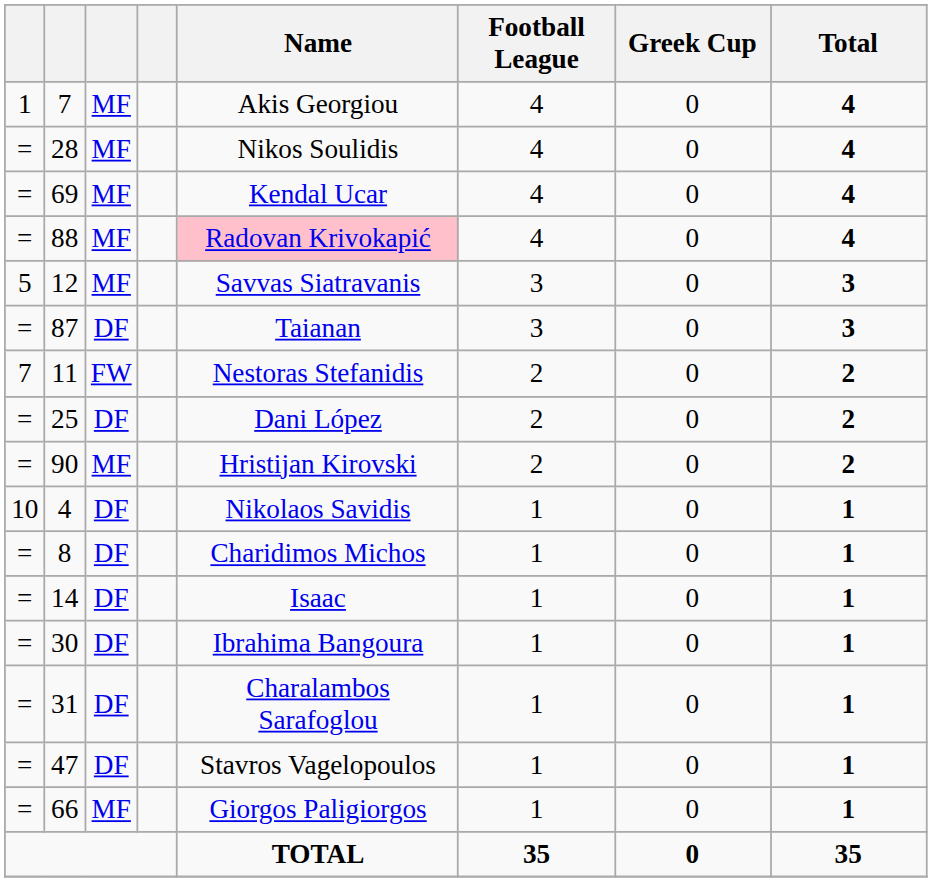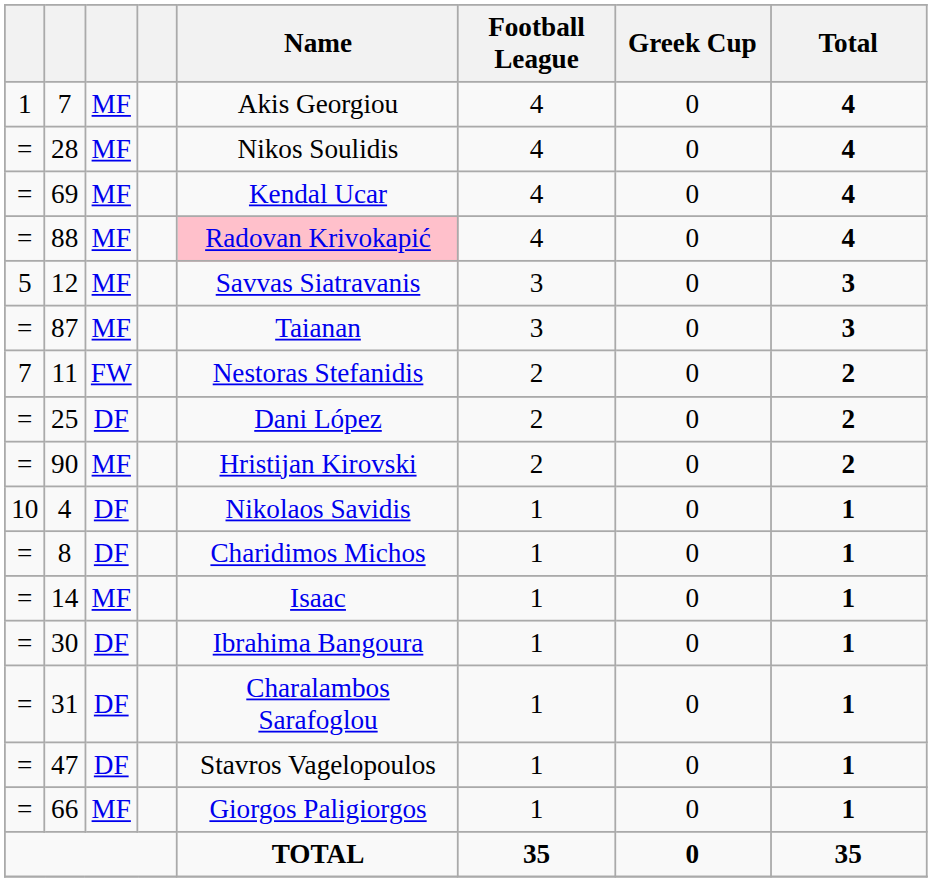(111, 328) DF -> (111, 328) MF
(111, 597) DF -> (111, 597) MF
